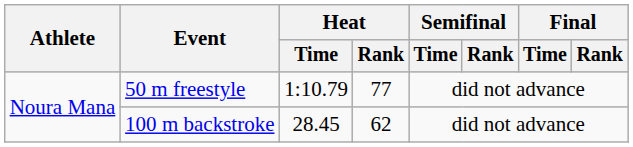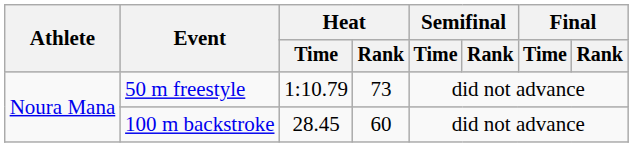(381, 89) 77 -> (381, 89) 73
(381, 124) 62 -> (381, 124) 60
